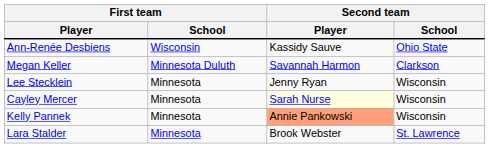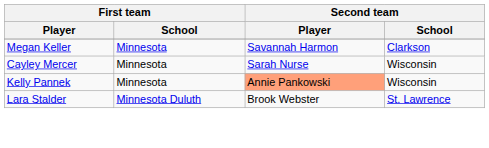- row: (59, 47)
(193, 65) Minnesota Duluth -> (142, 47) Minnesota
- row: (40, 82)
(300, 99) lightyellow background -> (278, 64) no background
(176, 134) Minnesota -> (159, 99) Minnesota Duluth
